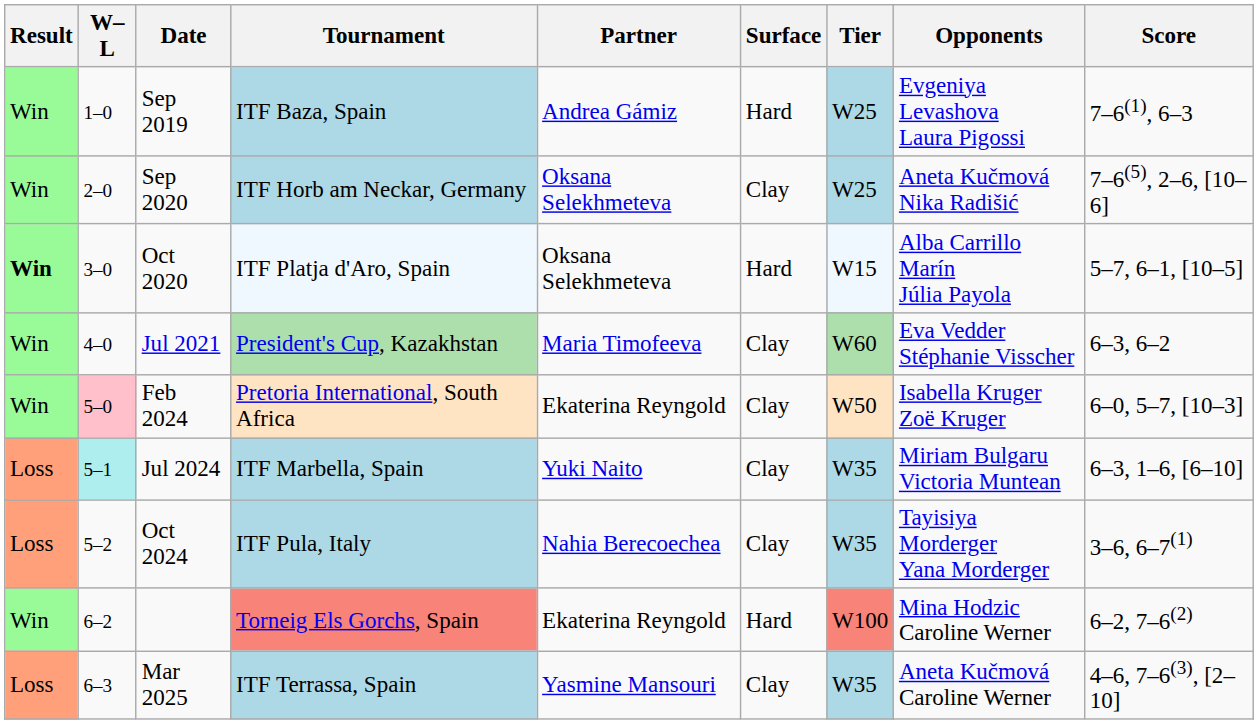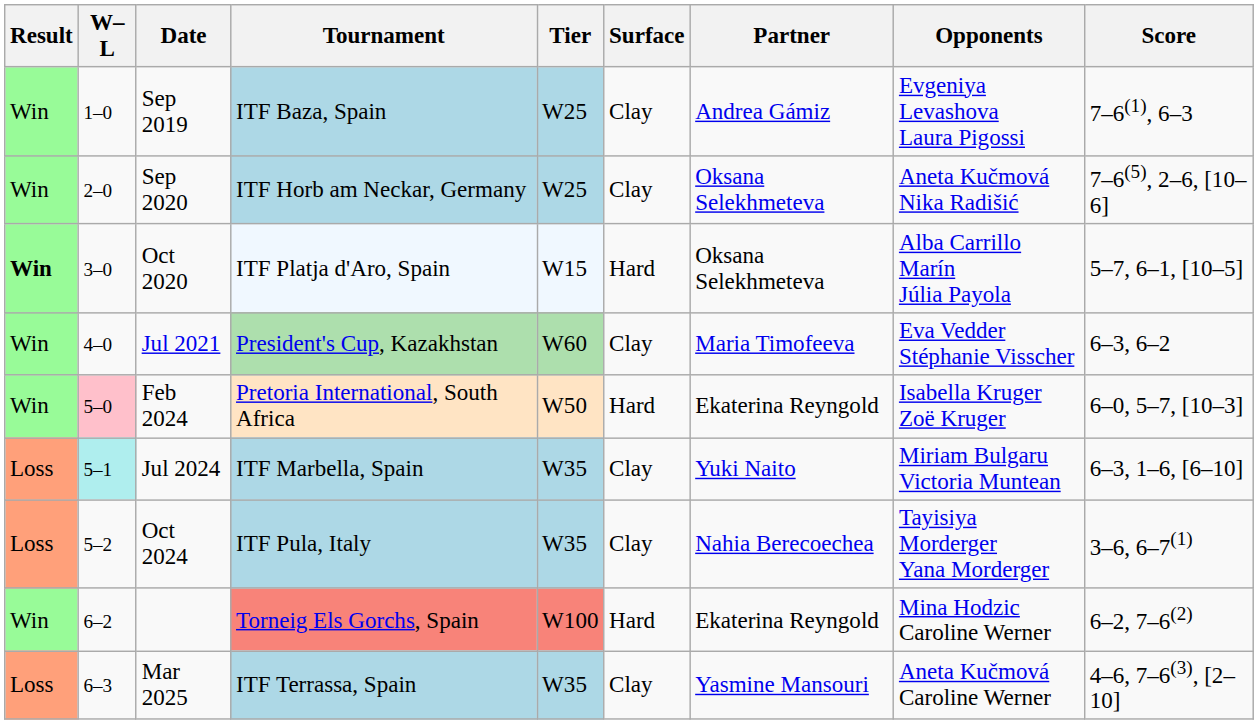columns swapped: (860, 35) <-> (639, 35)
(769, 111) Hard -> (631, 111) Clay
(768, 406) Clay -> (632, 406) Hard
